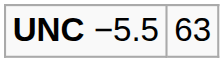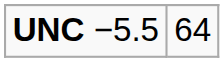(193, 30) 63 -> (193, 30) 64
